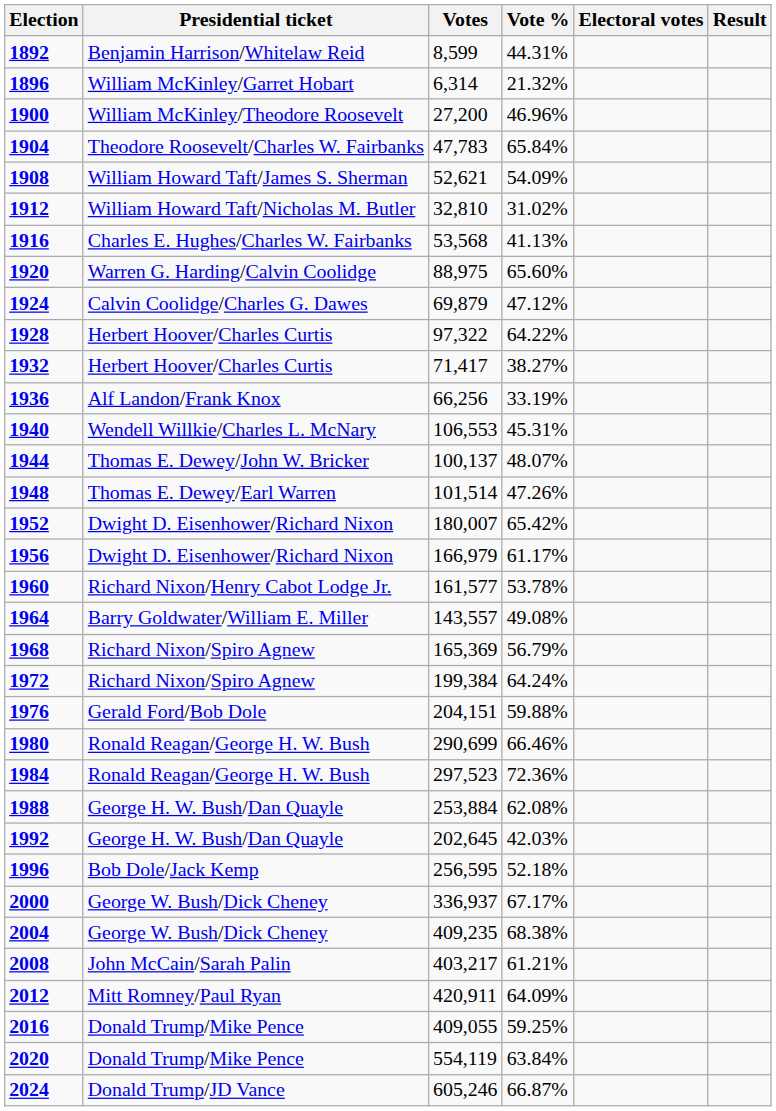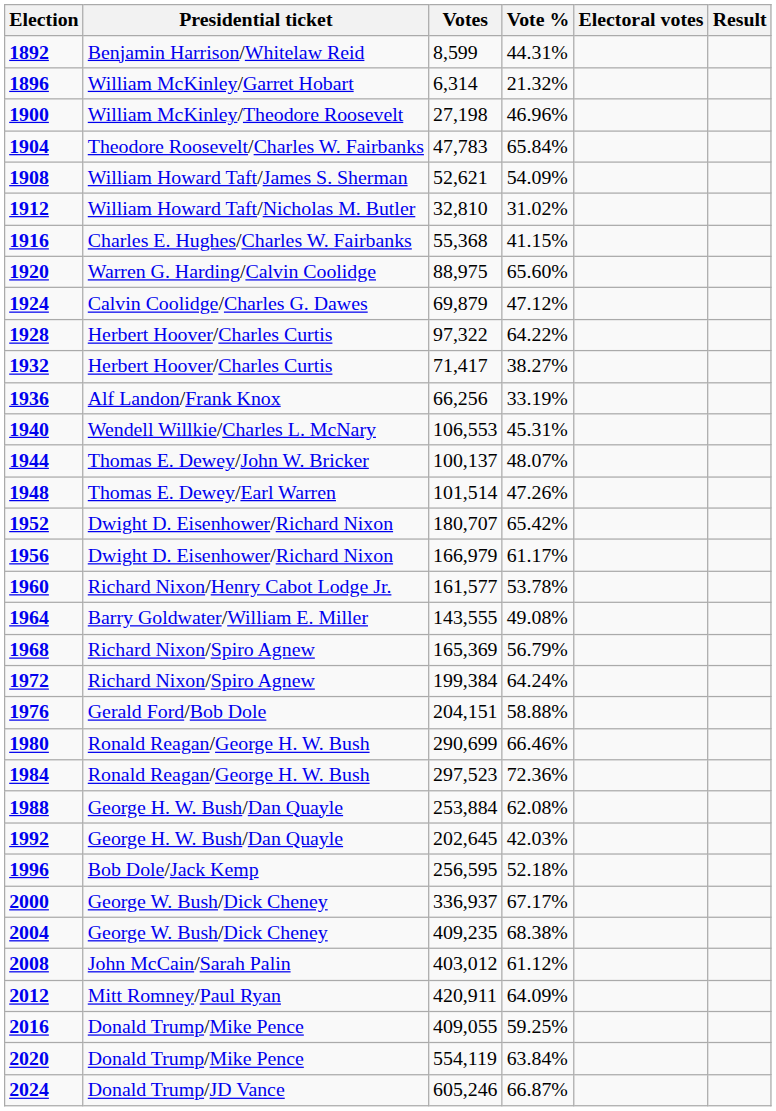(460, 114) 27,200 -> (460, 114) 27,198
(460, 240) 53,568 -> (460, 240) 55,368
(537, 240) 41.13% -> (537, 240) 41.15%
(465, 523) 180,007 -> (465, 523) 180,707
(465, 618) 143,557 -> (465, 618) 143,555
(537, 712) 59.88% -> (537, 712) 58.88%
(465, 964) 403,217 -> (465, 964) 403,012
(537, 964) 61.21% -> (537, 964) 61.12%
